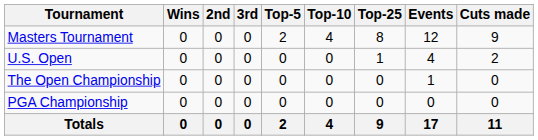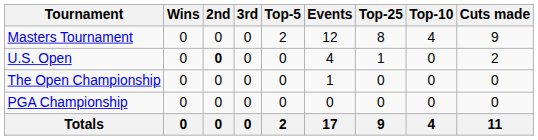columns swapped: (329, 15) <-> (431, 15)
(218, 59) normal -> (218, 59) bold
